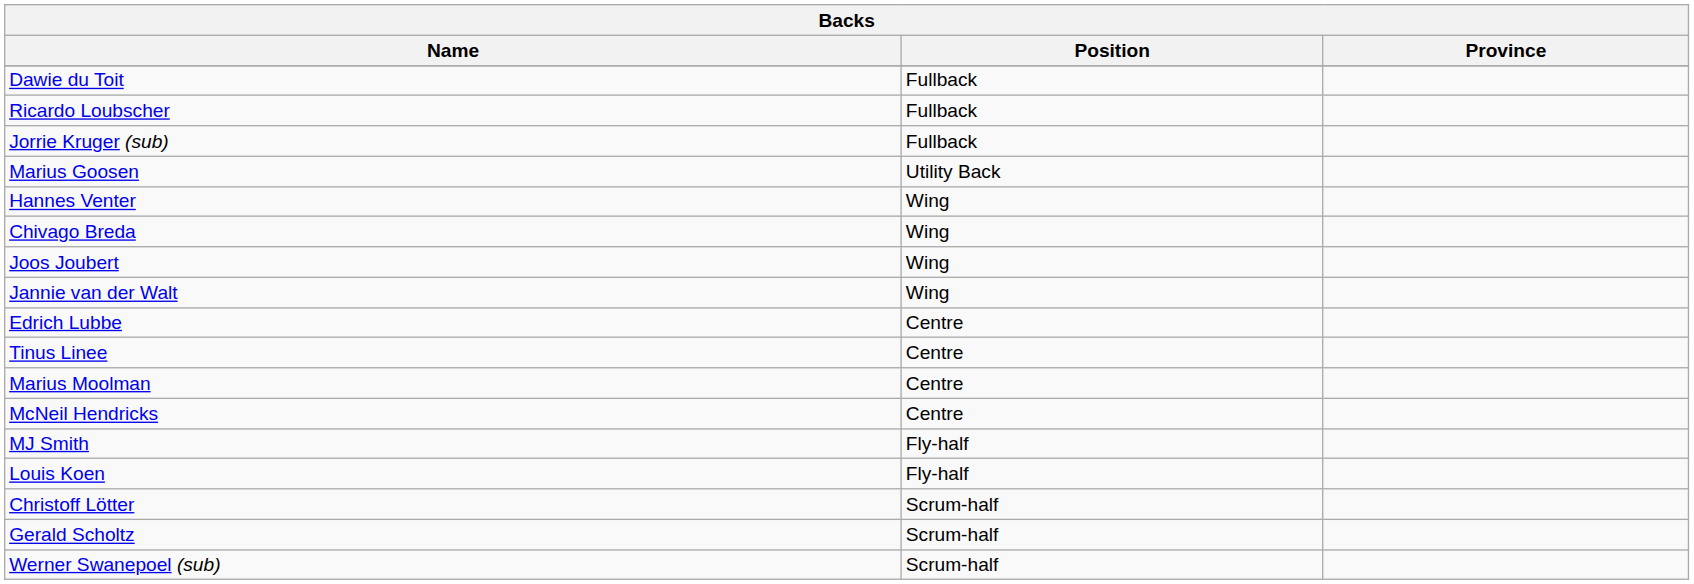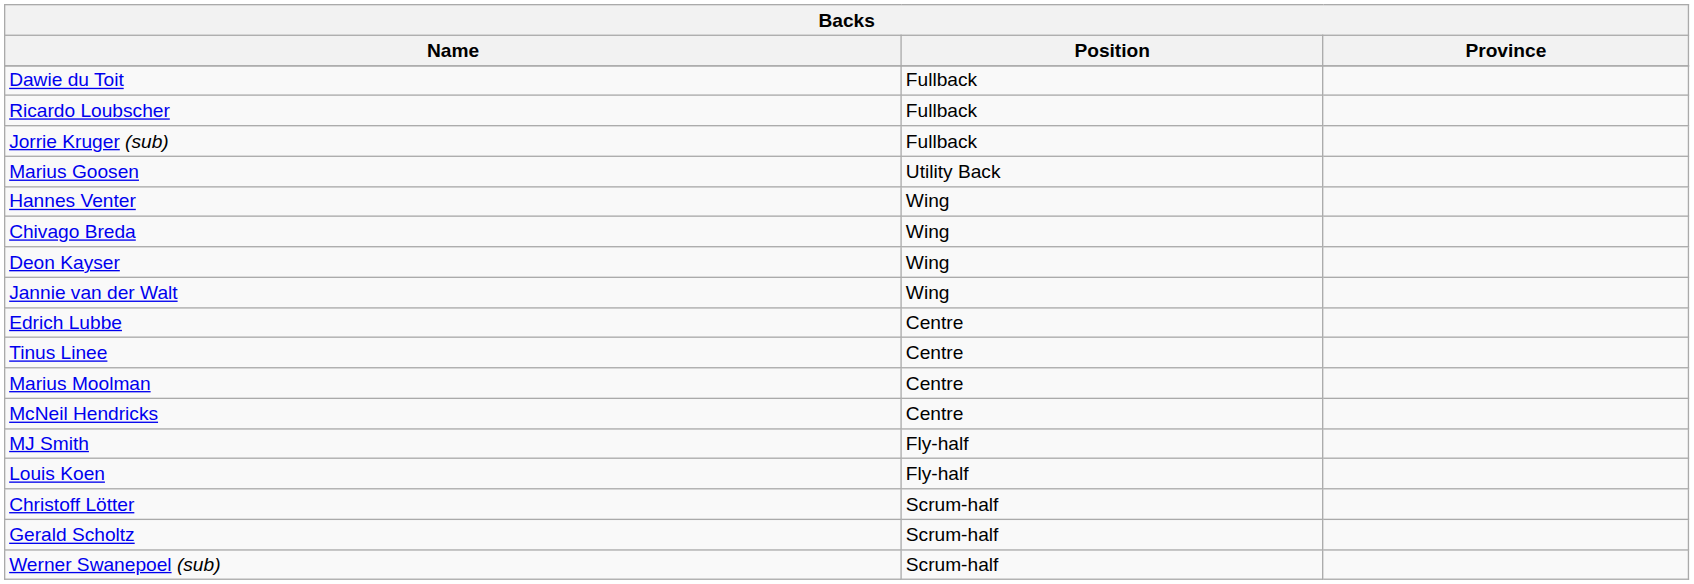- row: (64, 262)
+ row: (64, 262)
